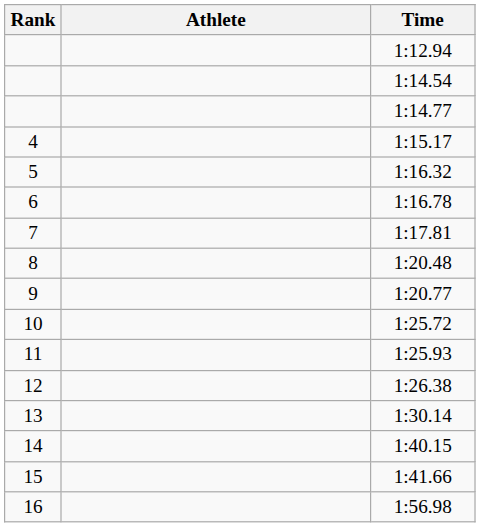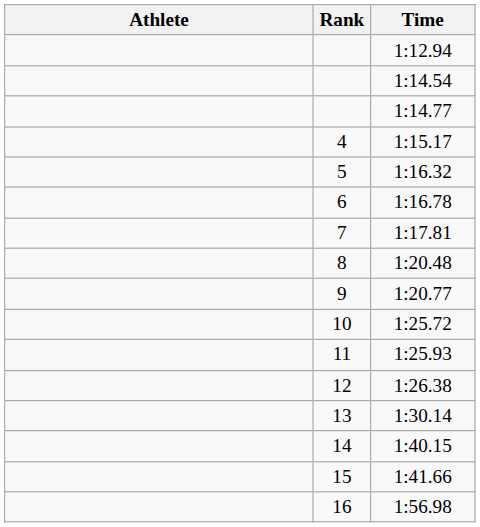columns swapped: (33, 19) <-> (216, 19)
